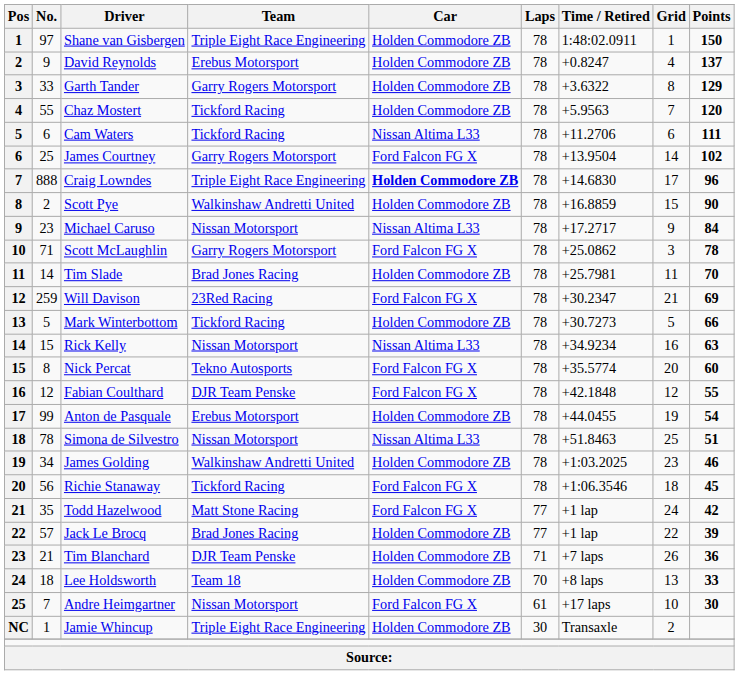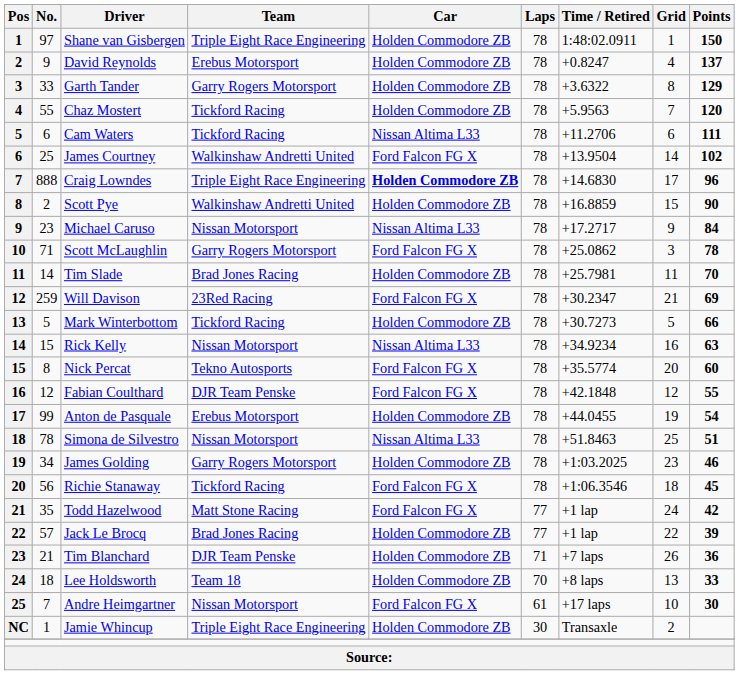(264, 157) Garry Rogers Motorsport -> (273, 157) Walkinshaw Andretti United
(273, 463) Walkinshaw Andretti United -> (264, 463) Garry Rogers Motorsport
